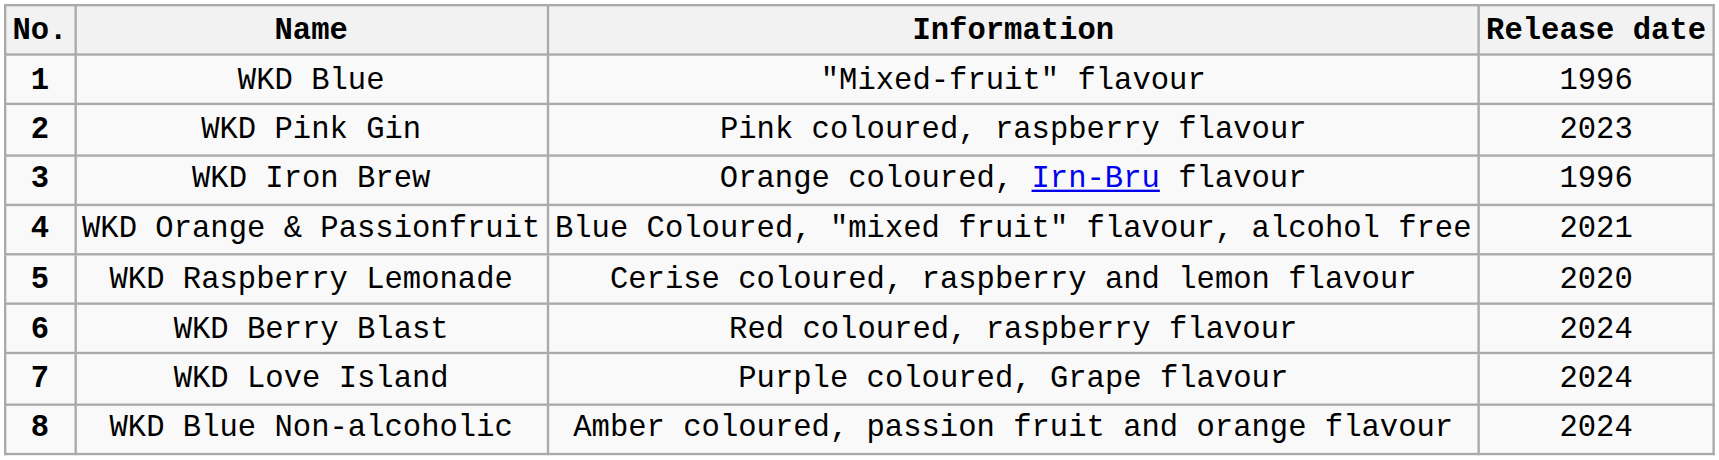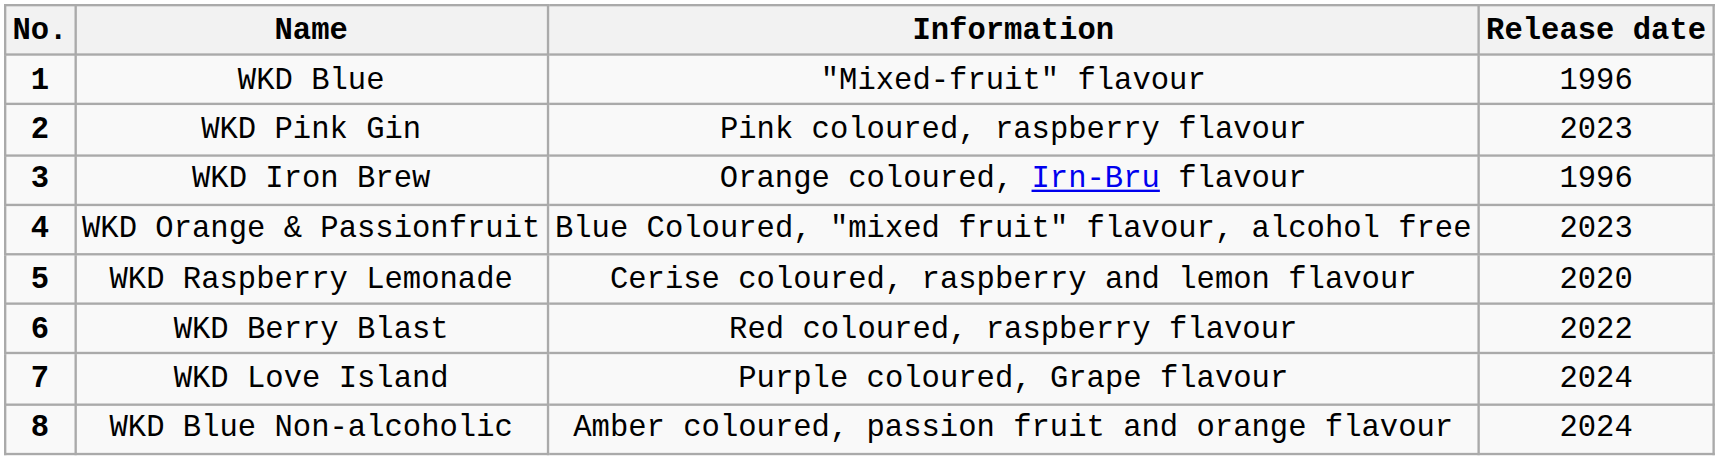(1596, 229) 2021 -> (1596, 229) 2023
(1596, 329) 2024 -> (1596, 329) 2022
